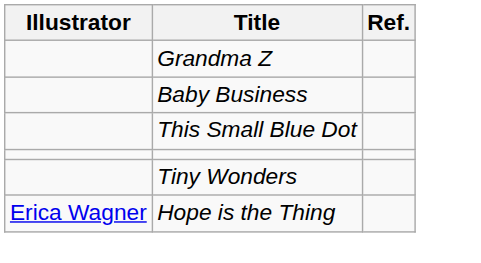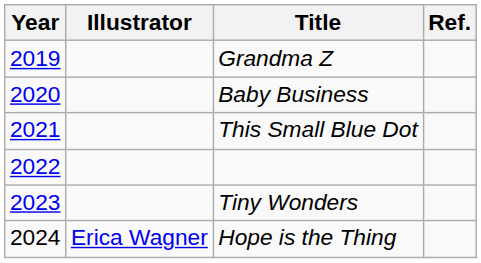+ column: (35, 22)
